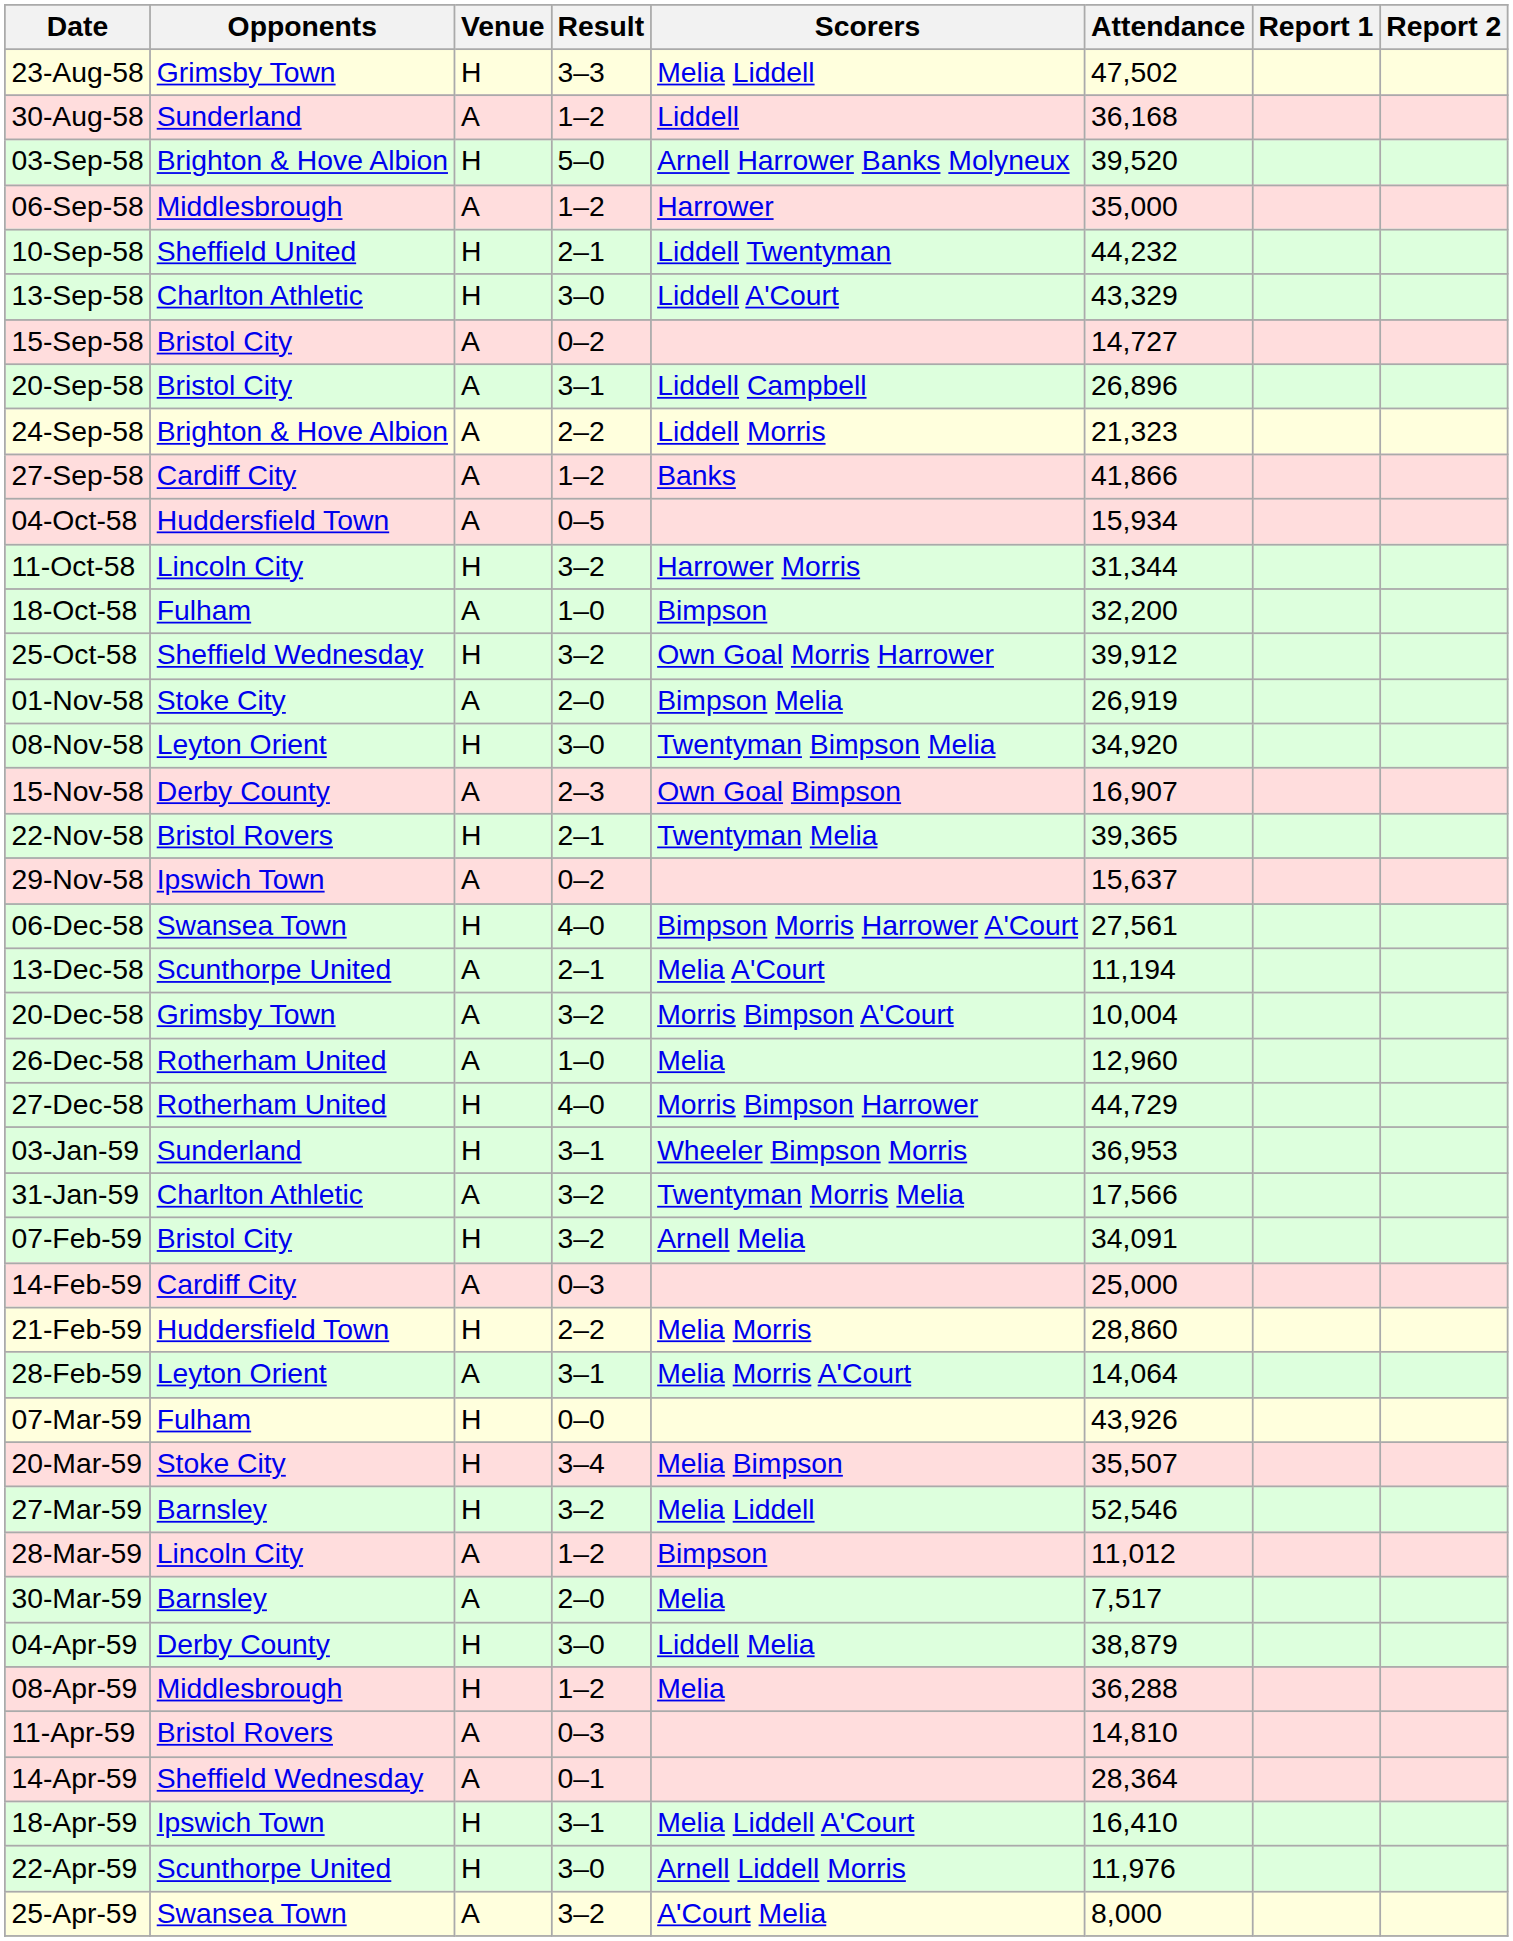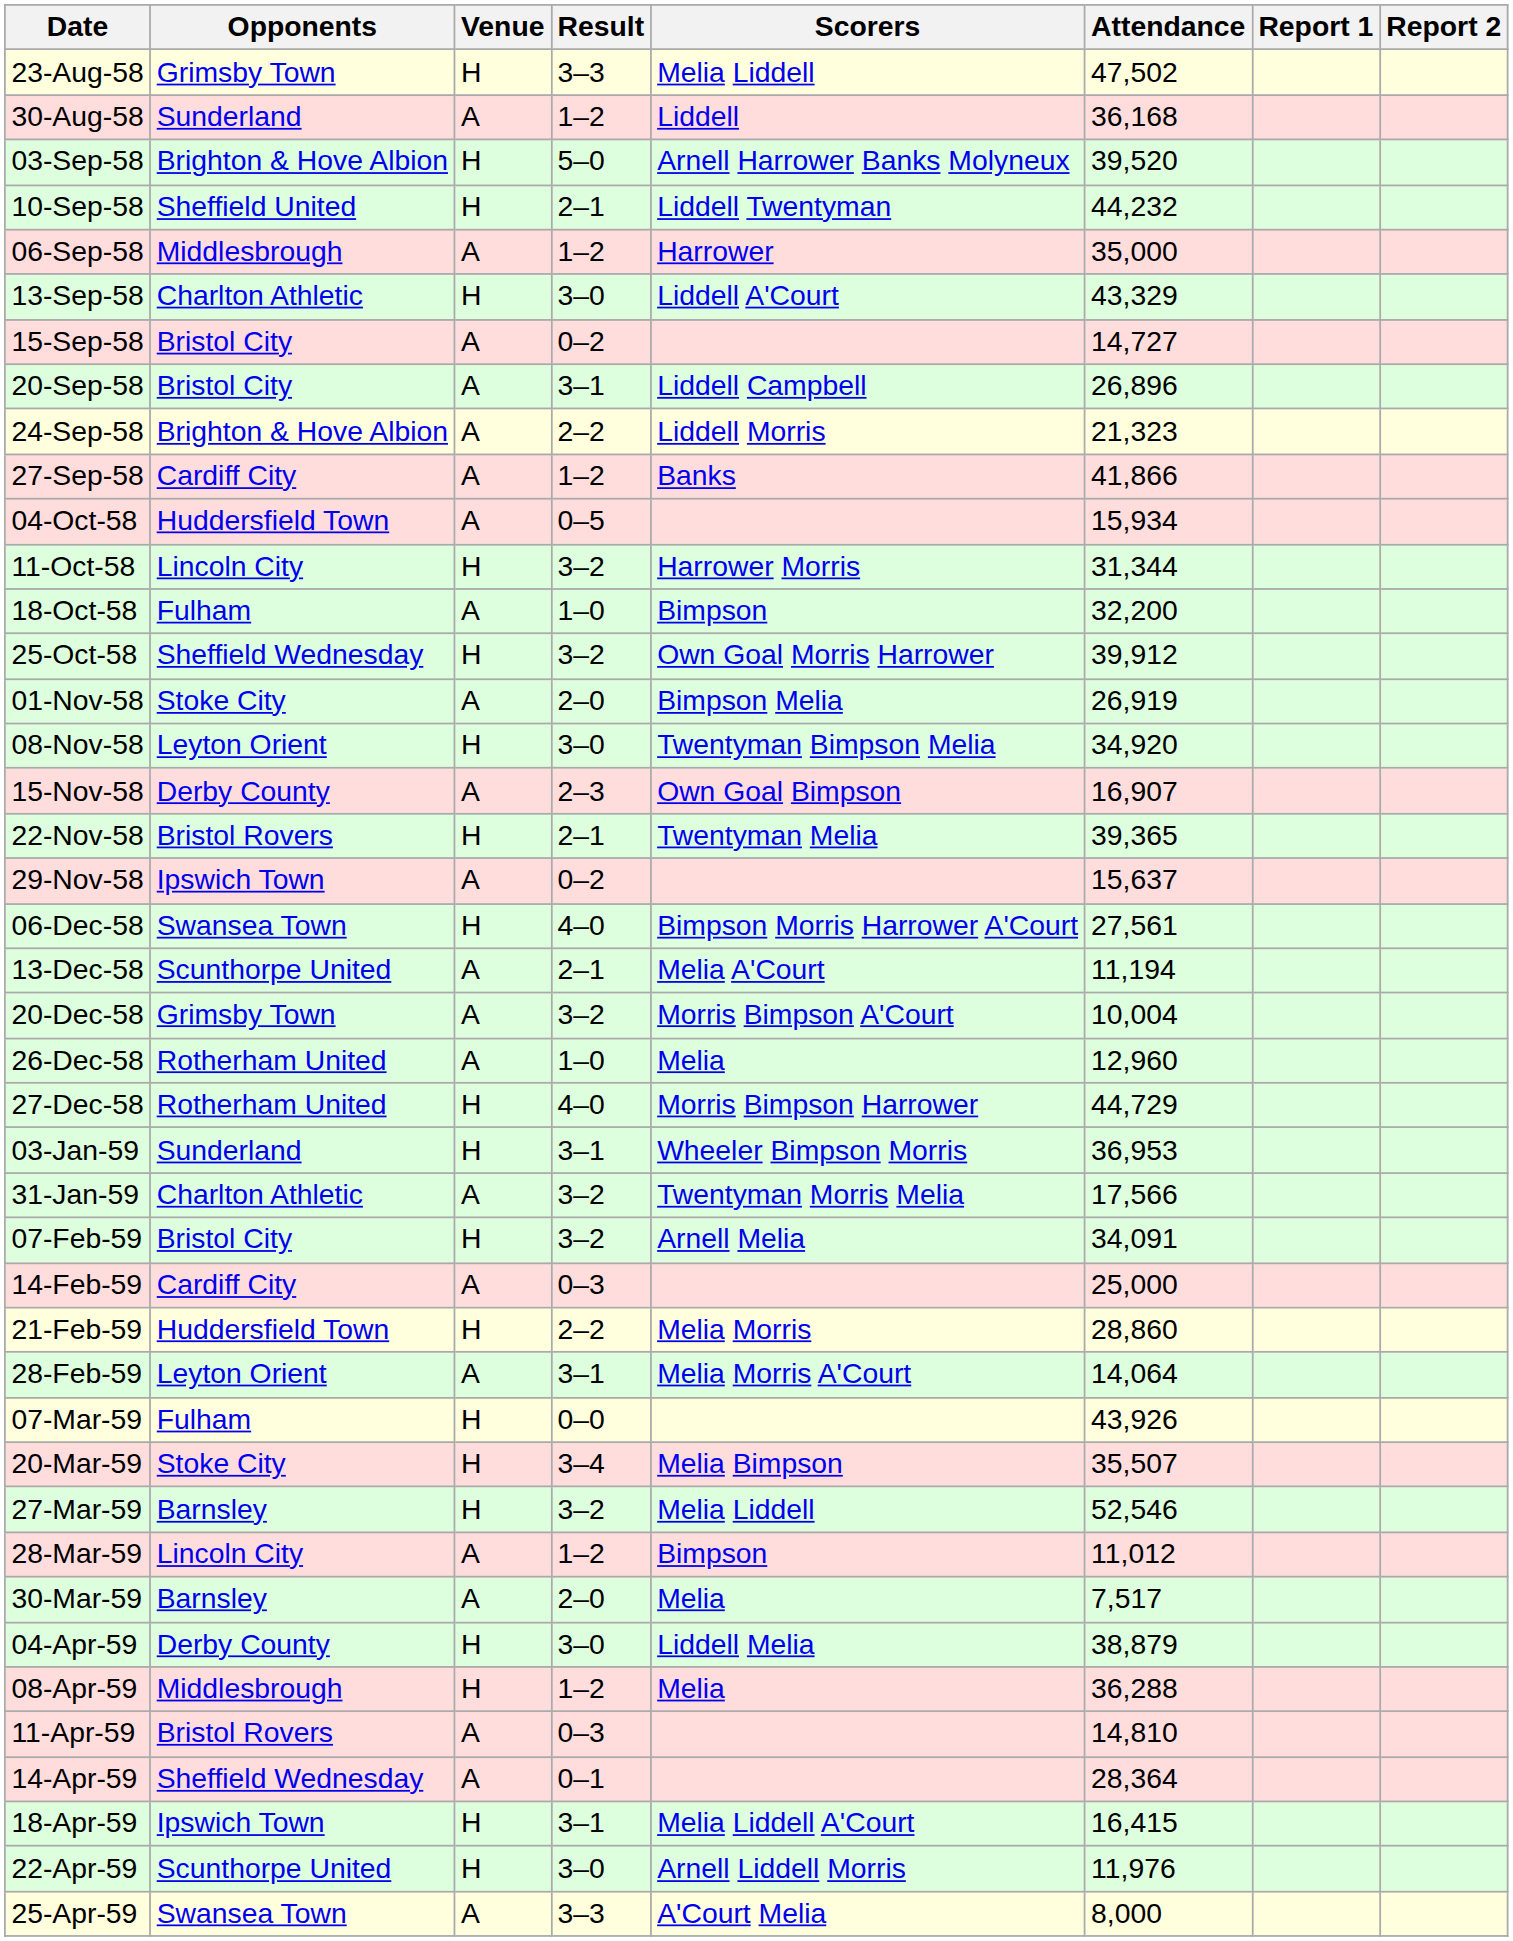rows swapped: (78, 206) <-> (78, 251)
(1134, 1823) 16,410 -> (1134, 1823) 16,415
(581, 1913) 3–2 -> (581, 1913) 3–3
